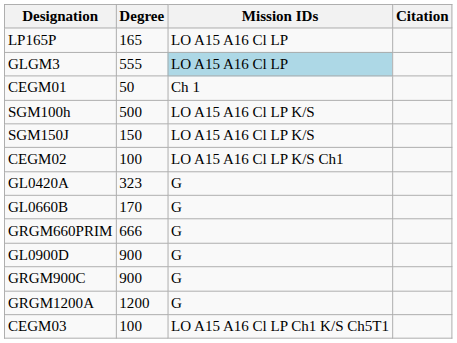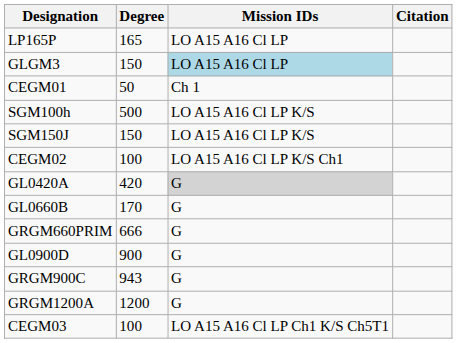(131, 64) 555 -> (131, 64) 150
(131, 183) 323 -> (131, 183) 420
(177, 183) no background -> (177, 183) lightgrey background
(131, 278) 900 -> (131, 278) 943
